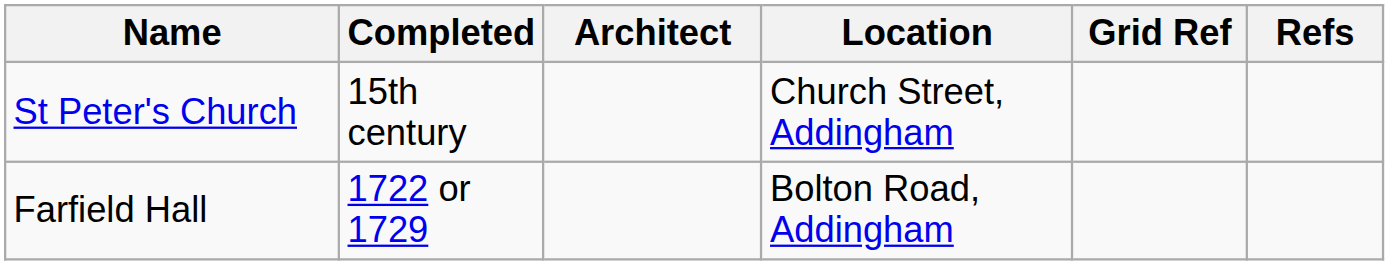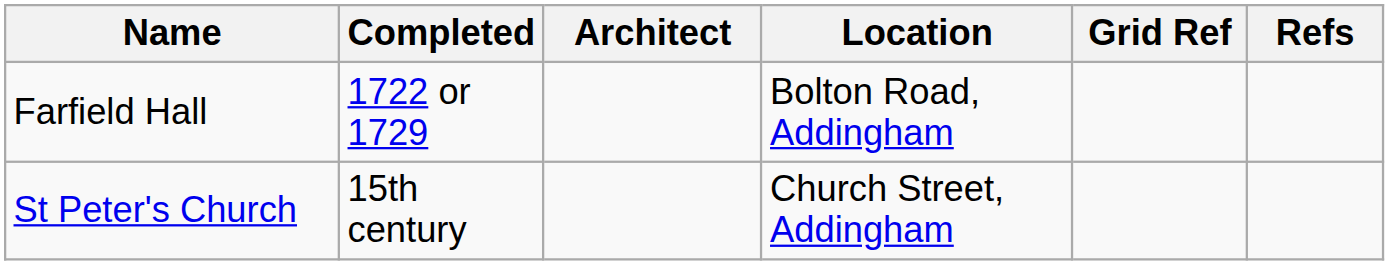rows swapped: (110, 209) <-> (155, 111)
